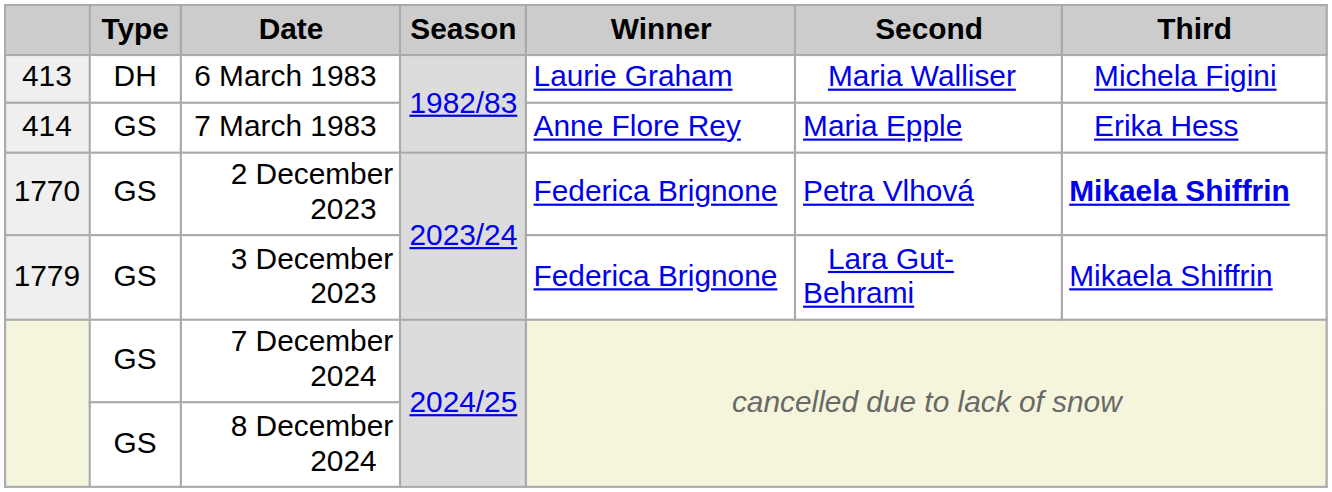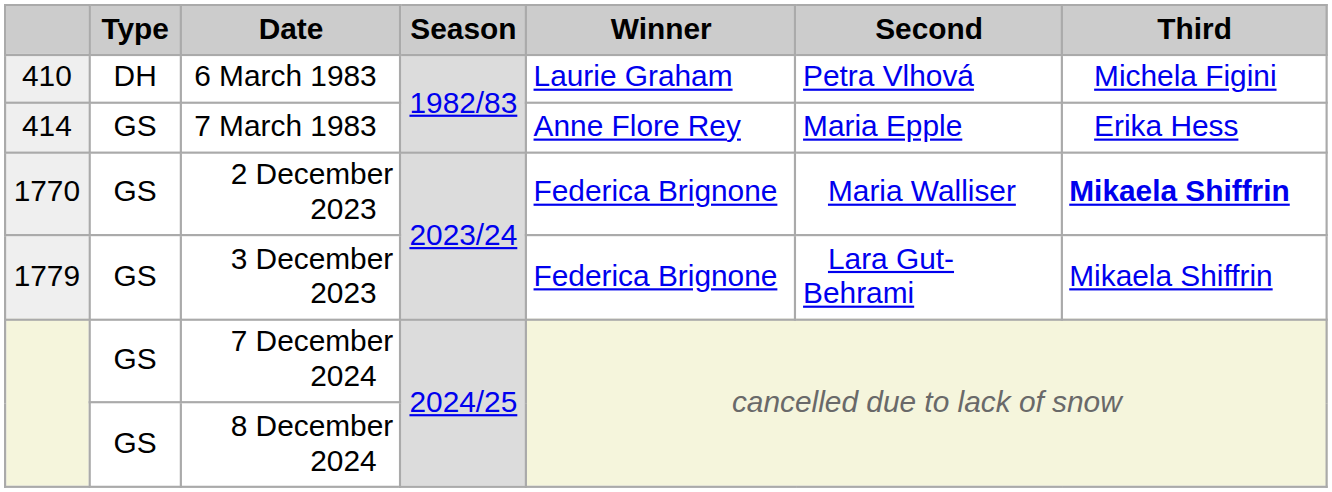(47, 77) 413 -> (47, 77) 410
(909, 77) Maria Walliser -> (888, 77) Petra Vlhová
(888, 192) Petra Vlhová -> (909, 192) Maria Walliser
